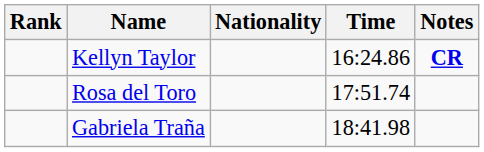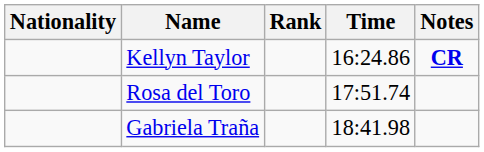columns swapped: (36, 22) <-> (268, 22)
